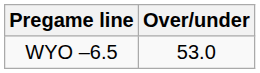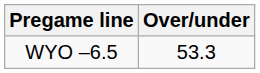(196, 52) 53.0 -> (196, 52) 53.3
